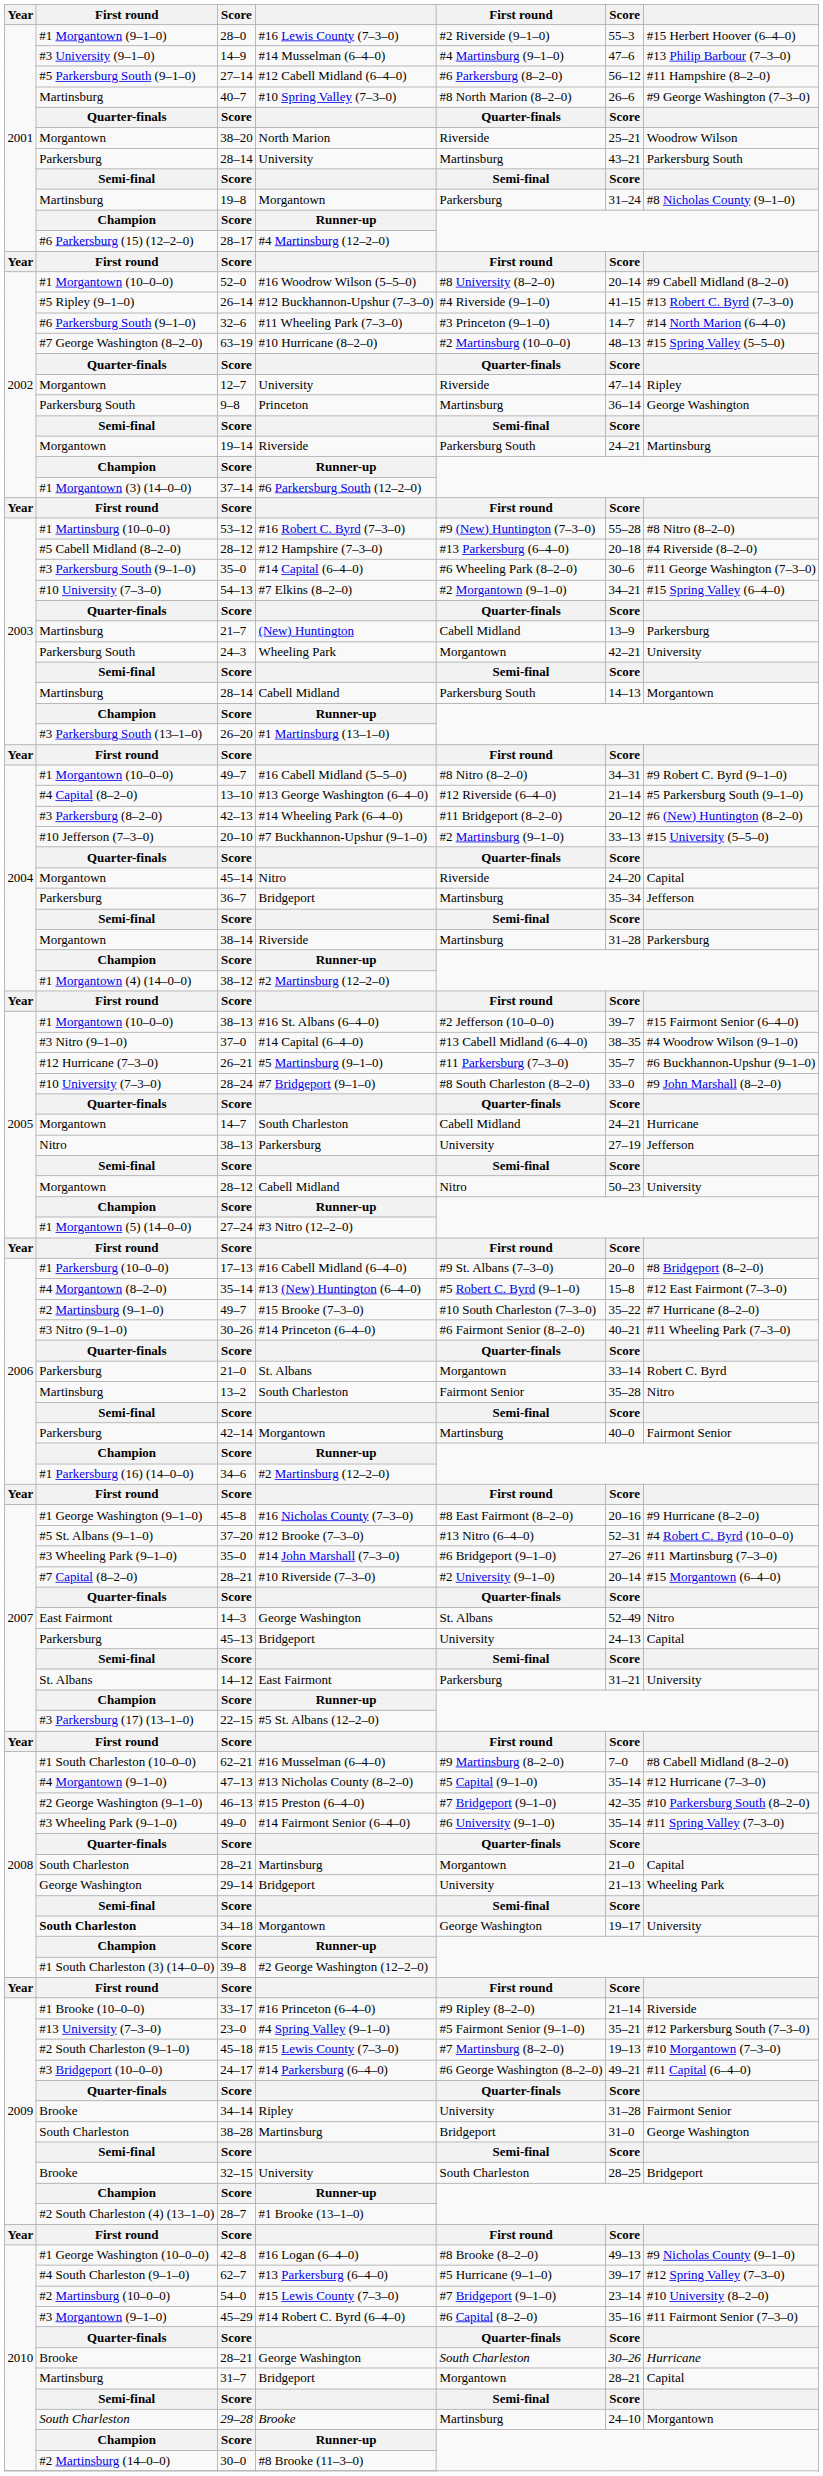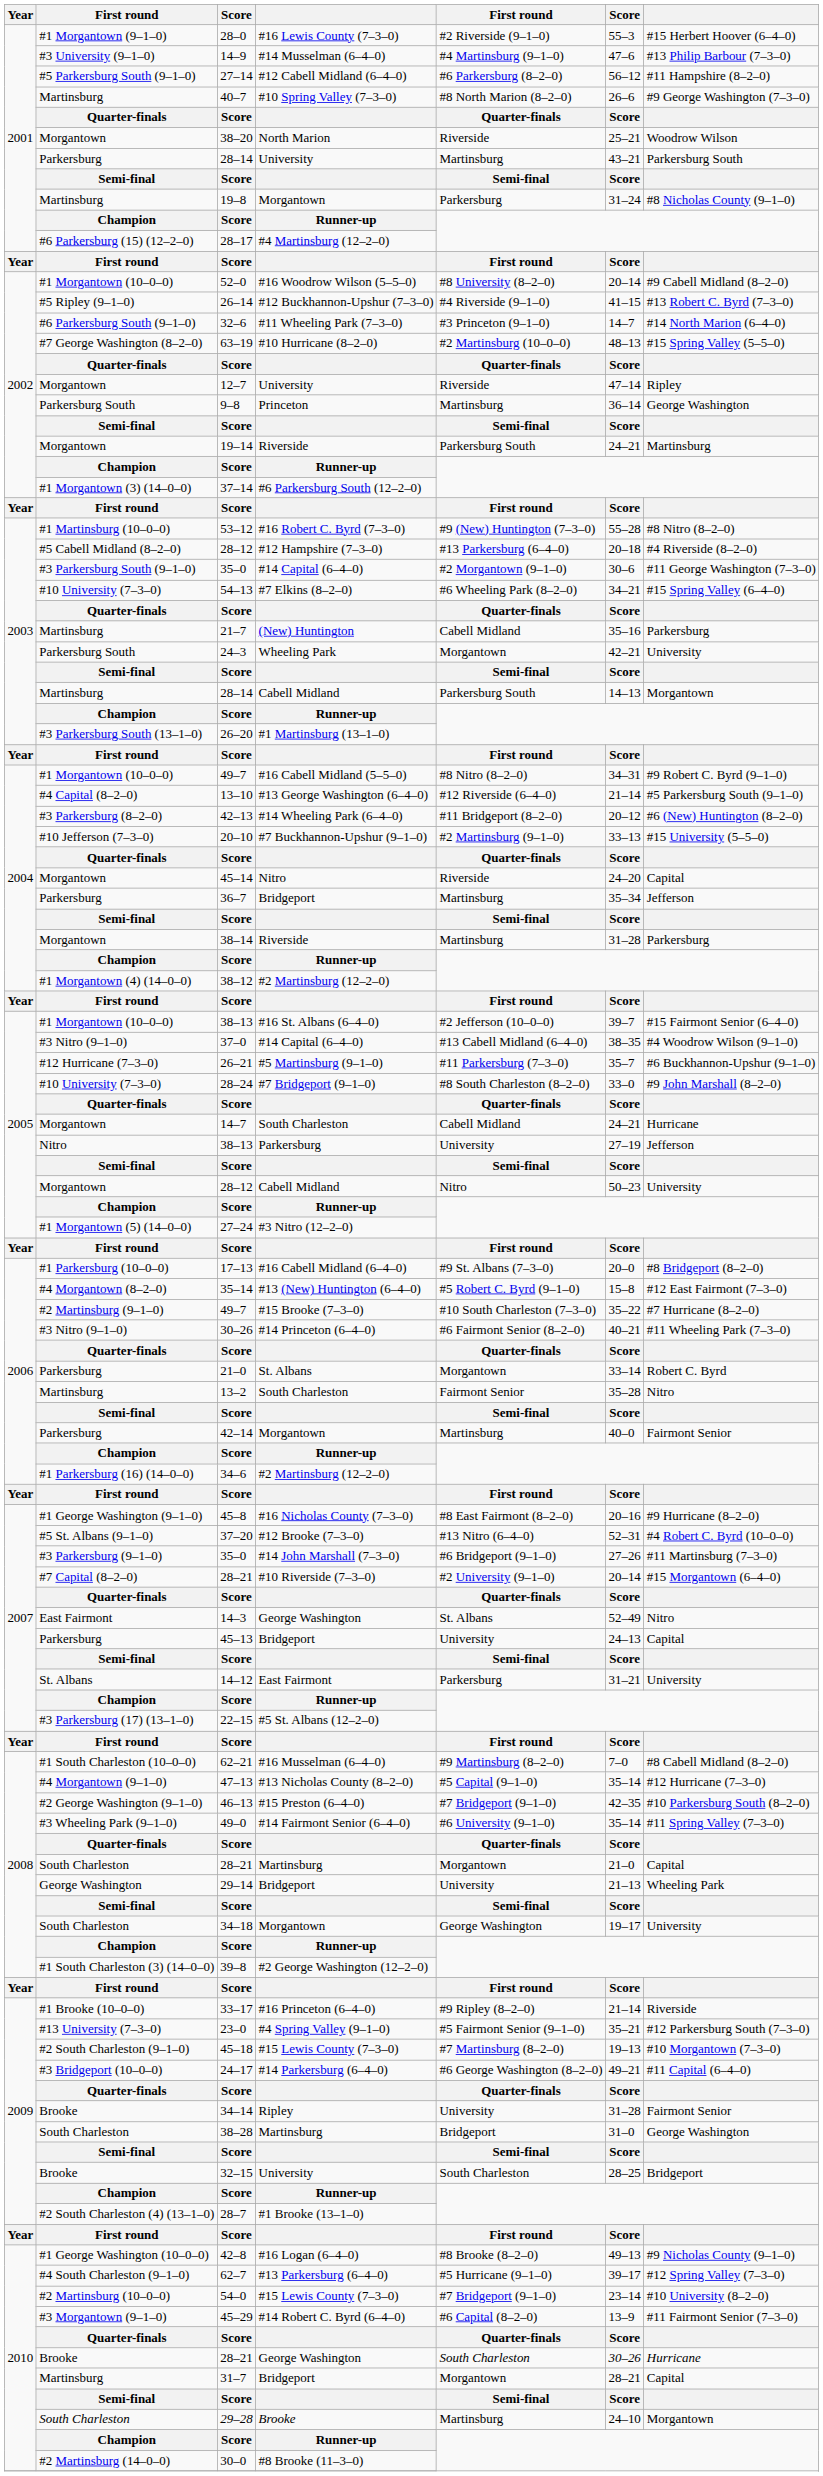(508, 569) #6 Wheeling Park (8–2–0) -> (503, 569) #2 Morgantown (9–1–0)
(503, 590) #2 Morgantown (9–1–0) -> (508, 590) #6 Wheeling Park (8–2–0)
(621, 631) 13–9 -> (625, 631) 35–16
(108, 1556) #3 Wheeling Park (9–1–0) -> (101, 1556) #3 Parkersburg (9–1–0)
(88, 1926) bold -> (84, 1926) normal
(625, 2316) 35–16 -> (621, 2316) 13–9
